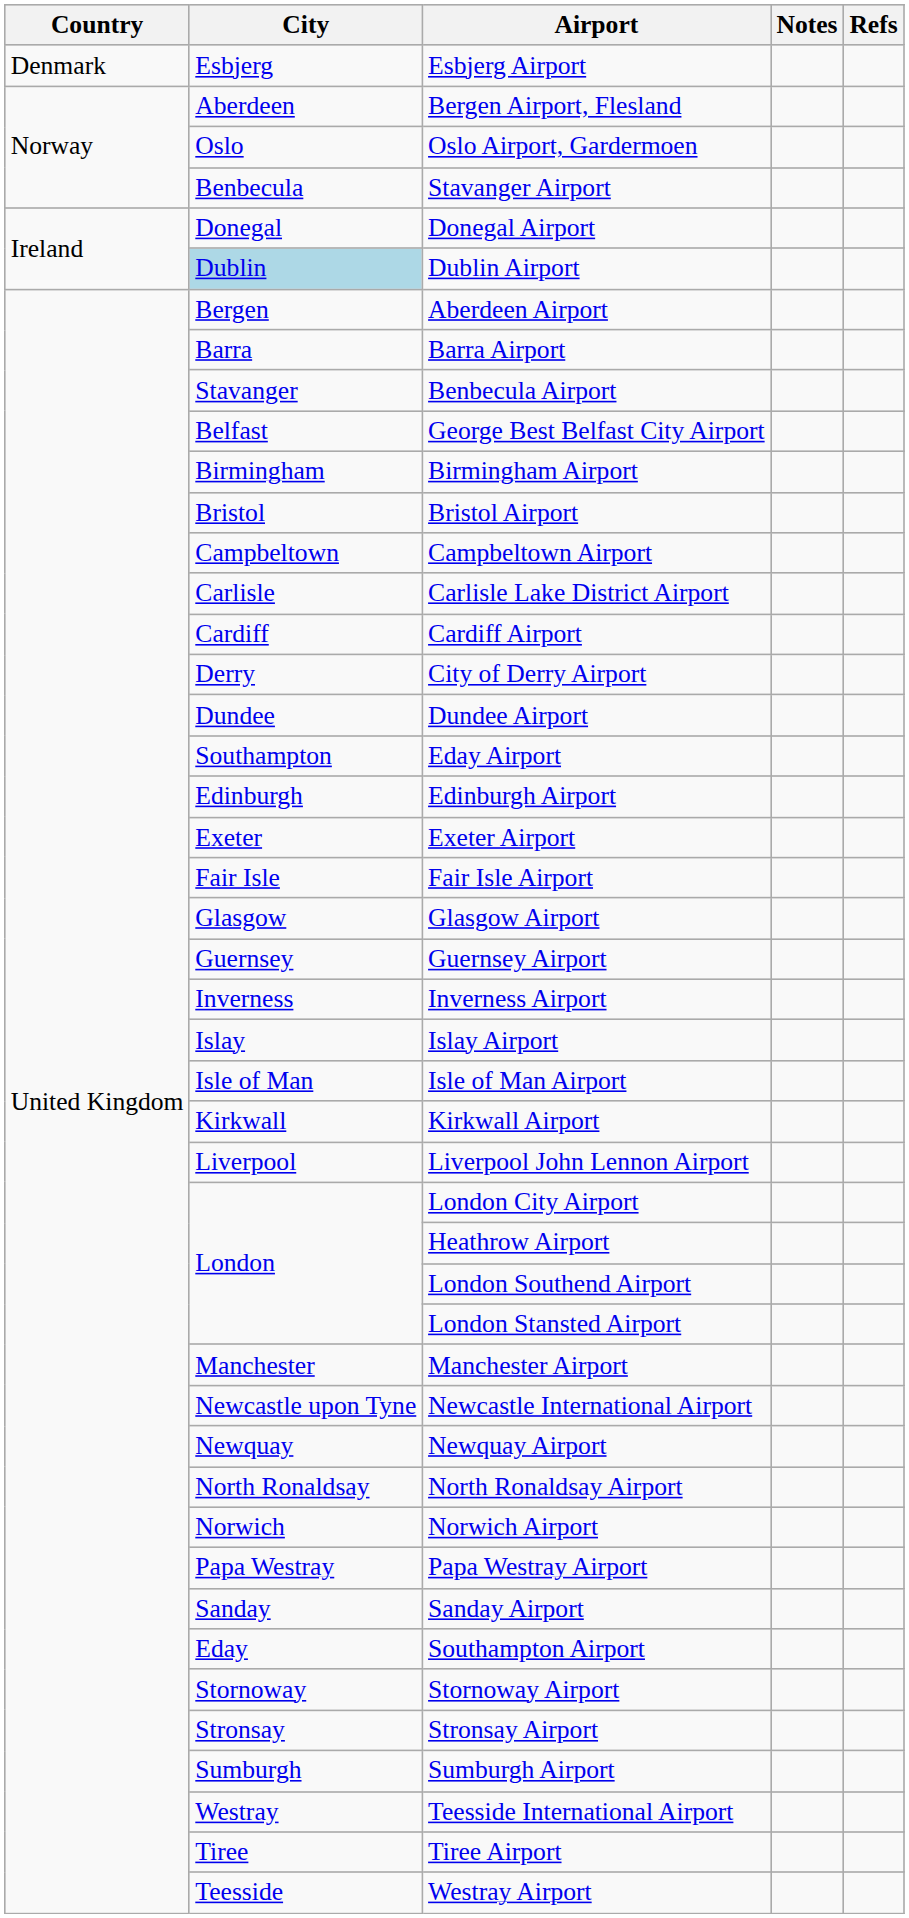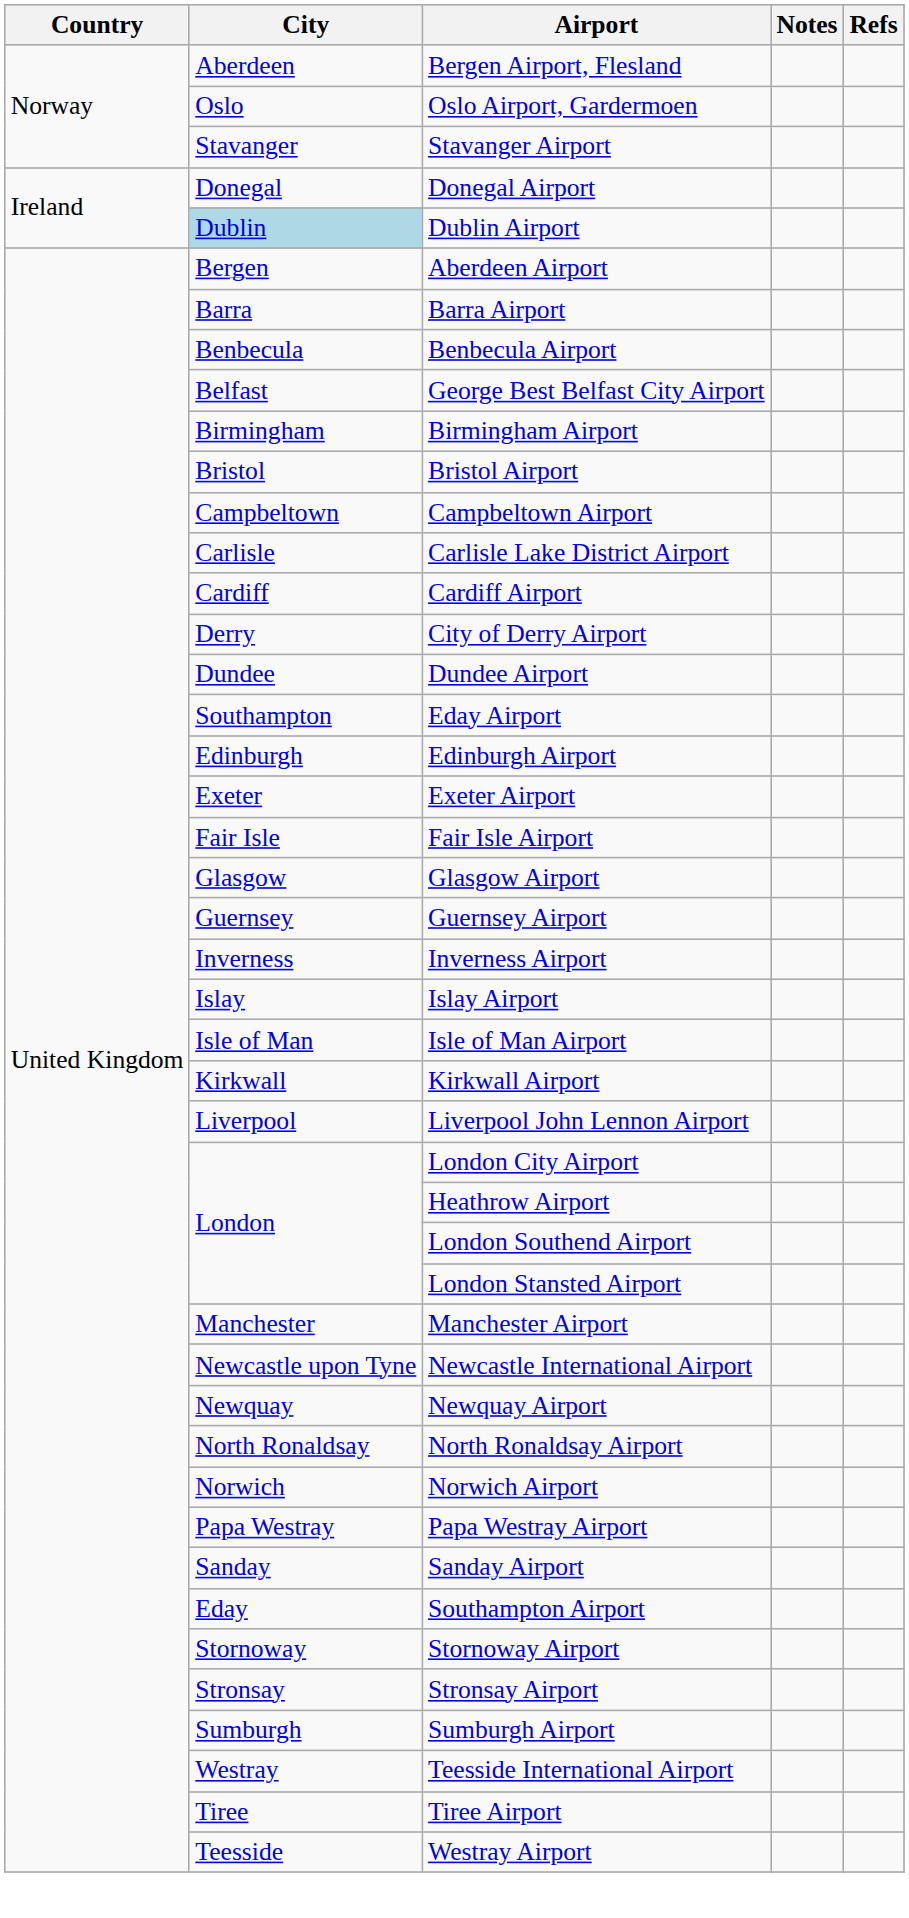- row: (507, 65)
(249, 187) Benbecula -> (246, 146) Stavanger
(246, 390) Stavanger -> (249, 349) Benbecula
